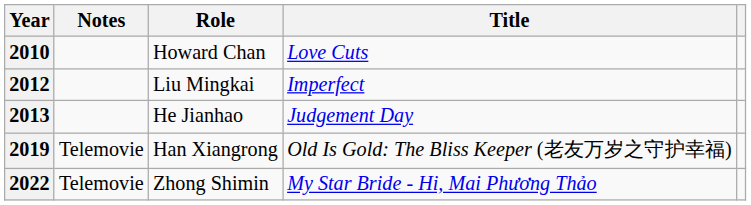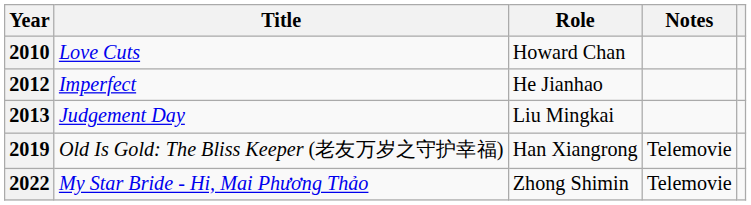columns swapped: (509, 20) <-> (101, 20)
(204, 84) Liu Mingkai -> (558, 84) He Jianhao
(198, 116) He Jianhao -> (563, 116) Liu Mingkai
